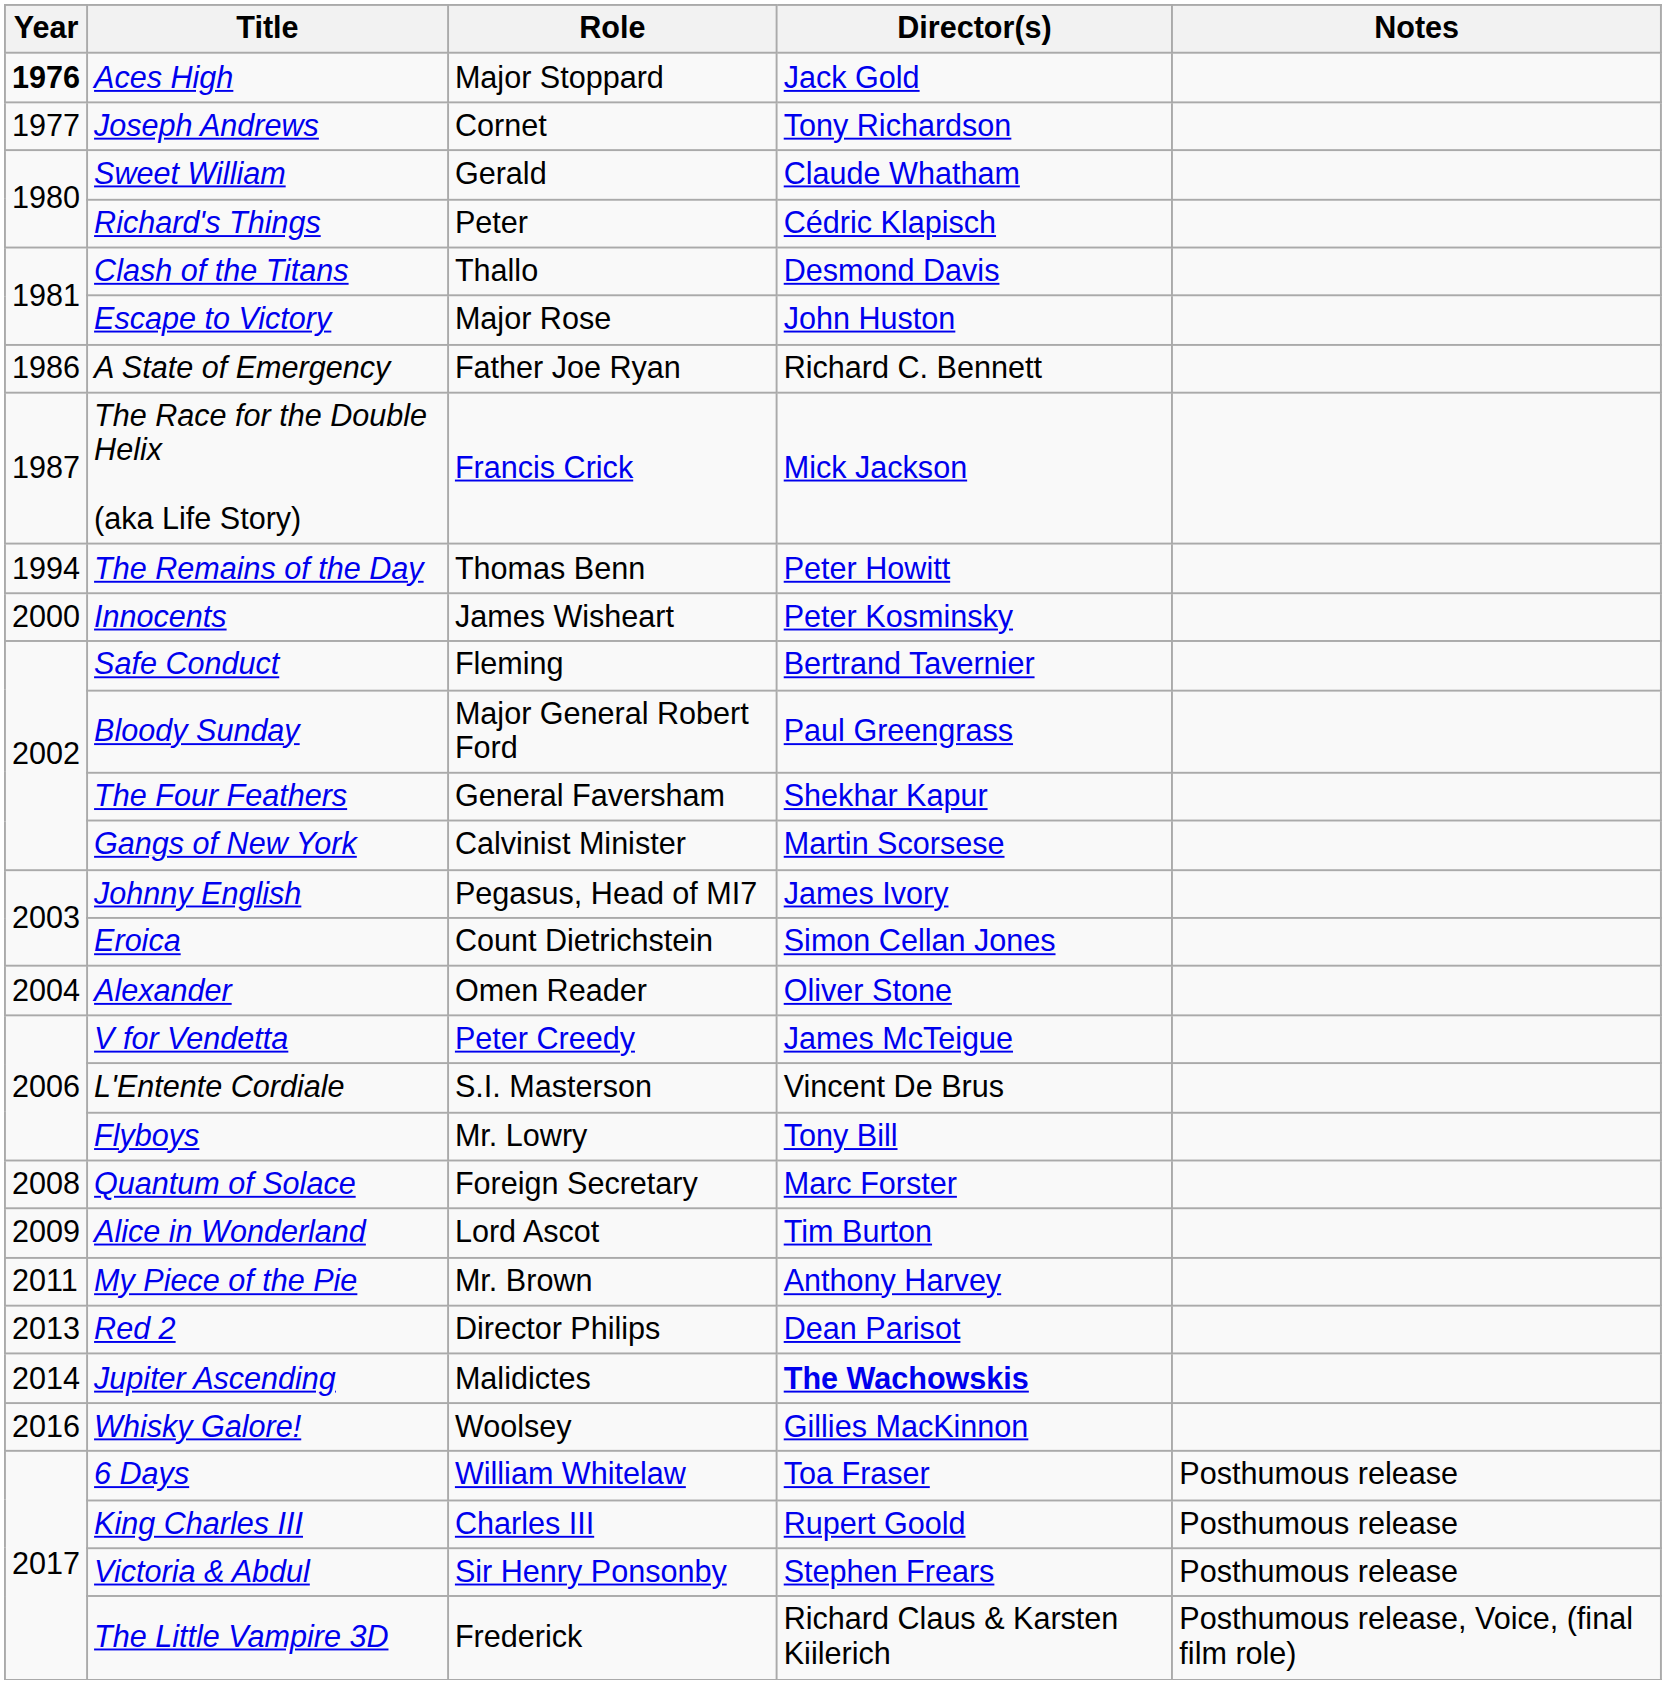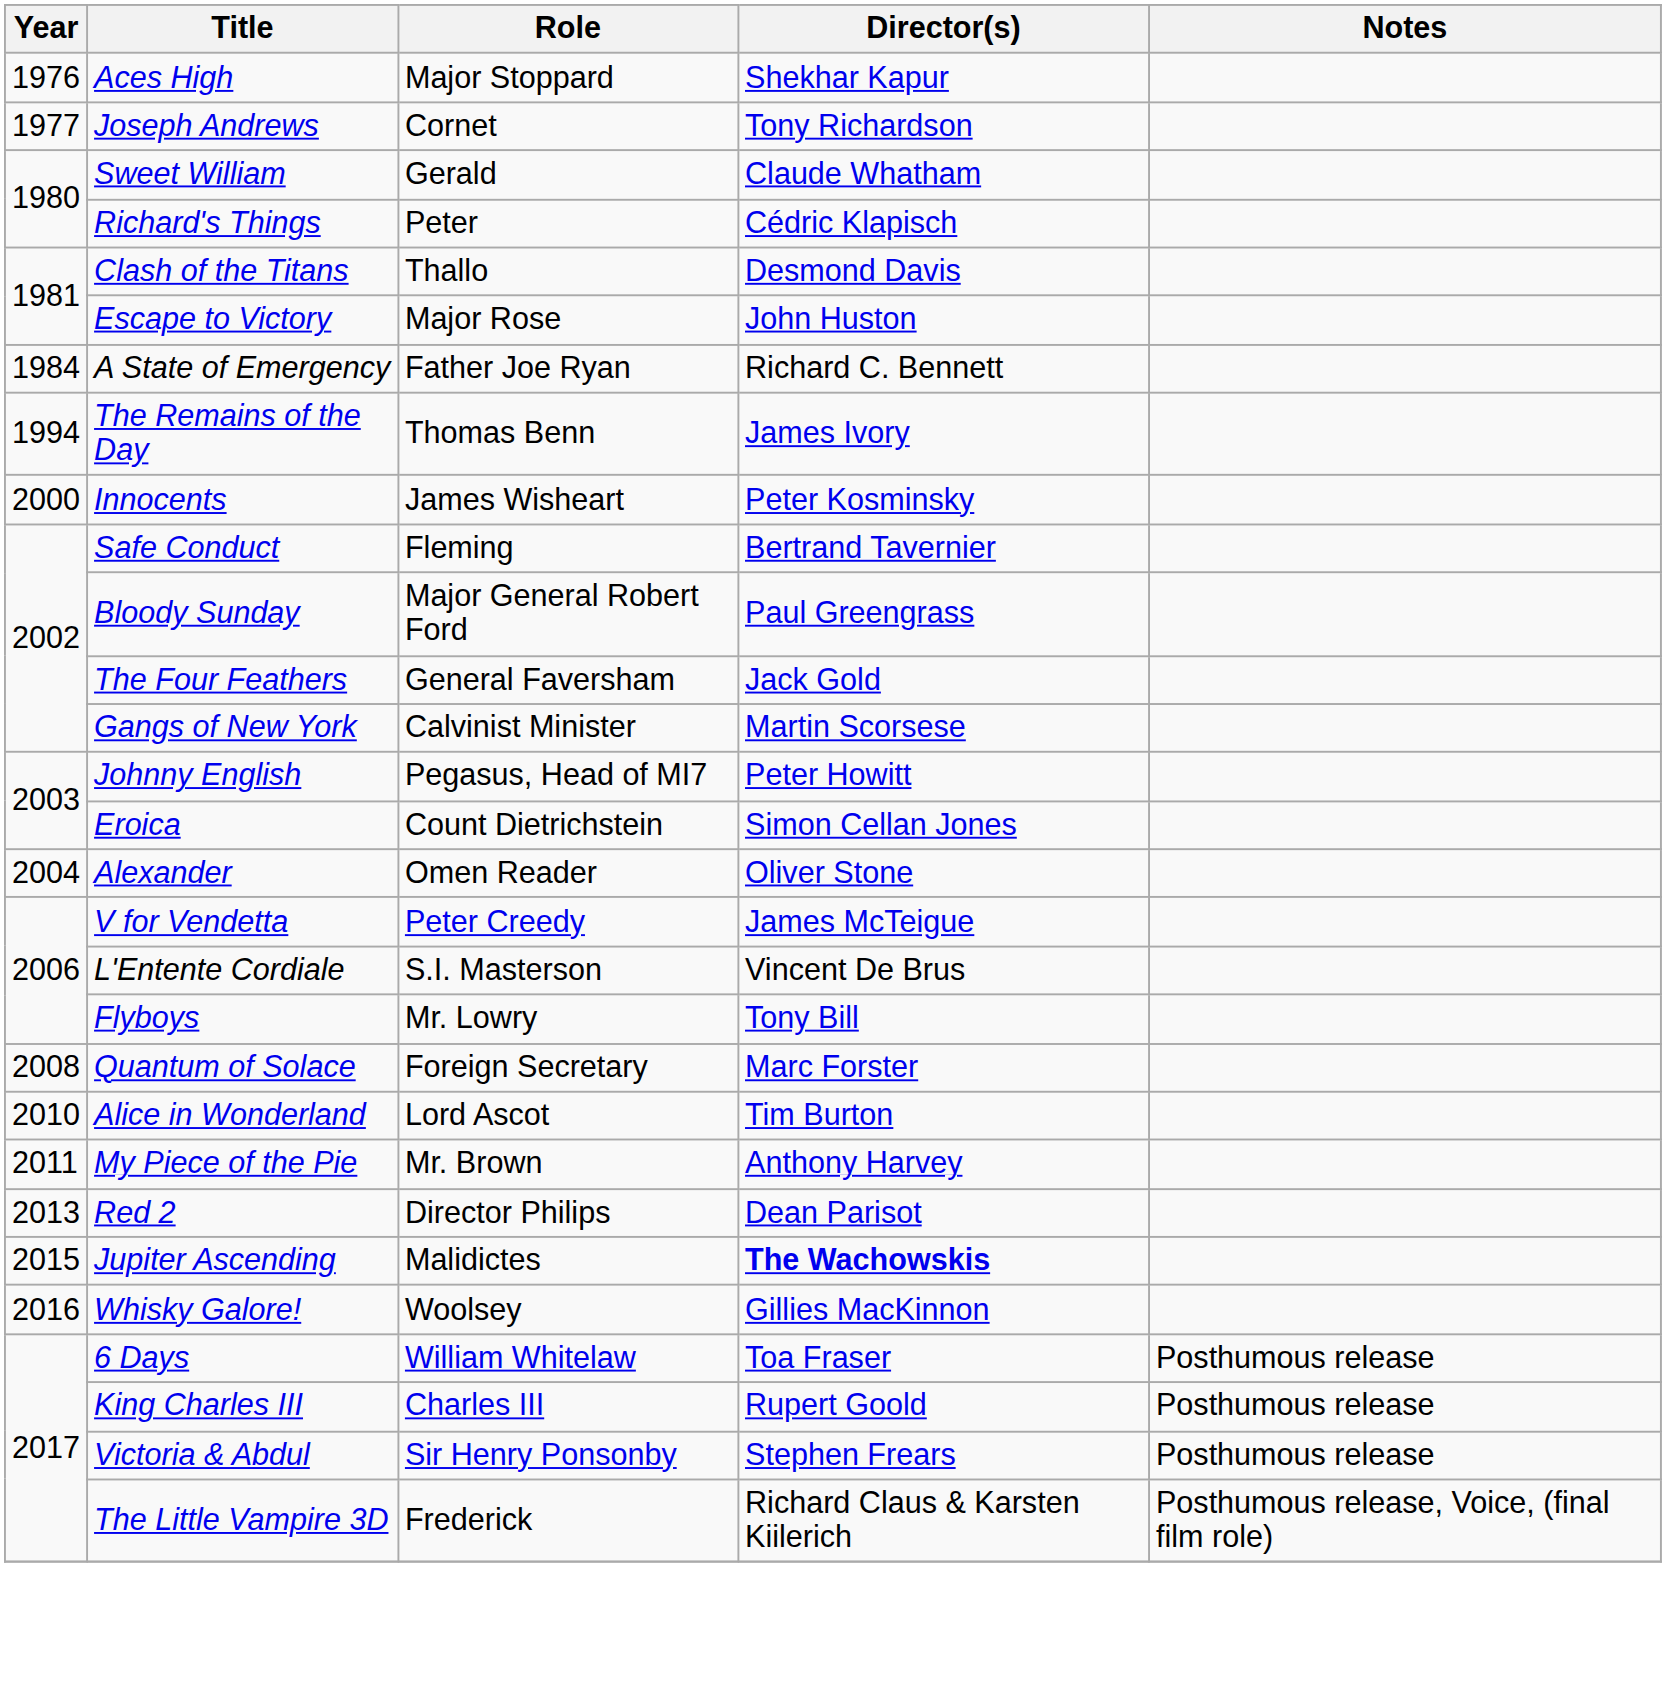(46, 77) bold -> (46, 77) normal
(852, 77) Jack Gold -> (847, 77) Shekhar Kapur
(46, 367) 1986 -> (46, 367) 1984
- row: (261, 468)
(867, 568) Peter Howitt -> (827, 433) James Ivory
(886, 796) Shekhar Kapur -> (813, 679) Jack Gold
(866, 893) James Ivory -> (828, 776) Peter Howitt
(46, 1232) 2009 -> (46, 1115) 2010
(46, 1377) 2014 -> (46, 1260) 2015
